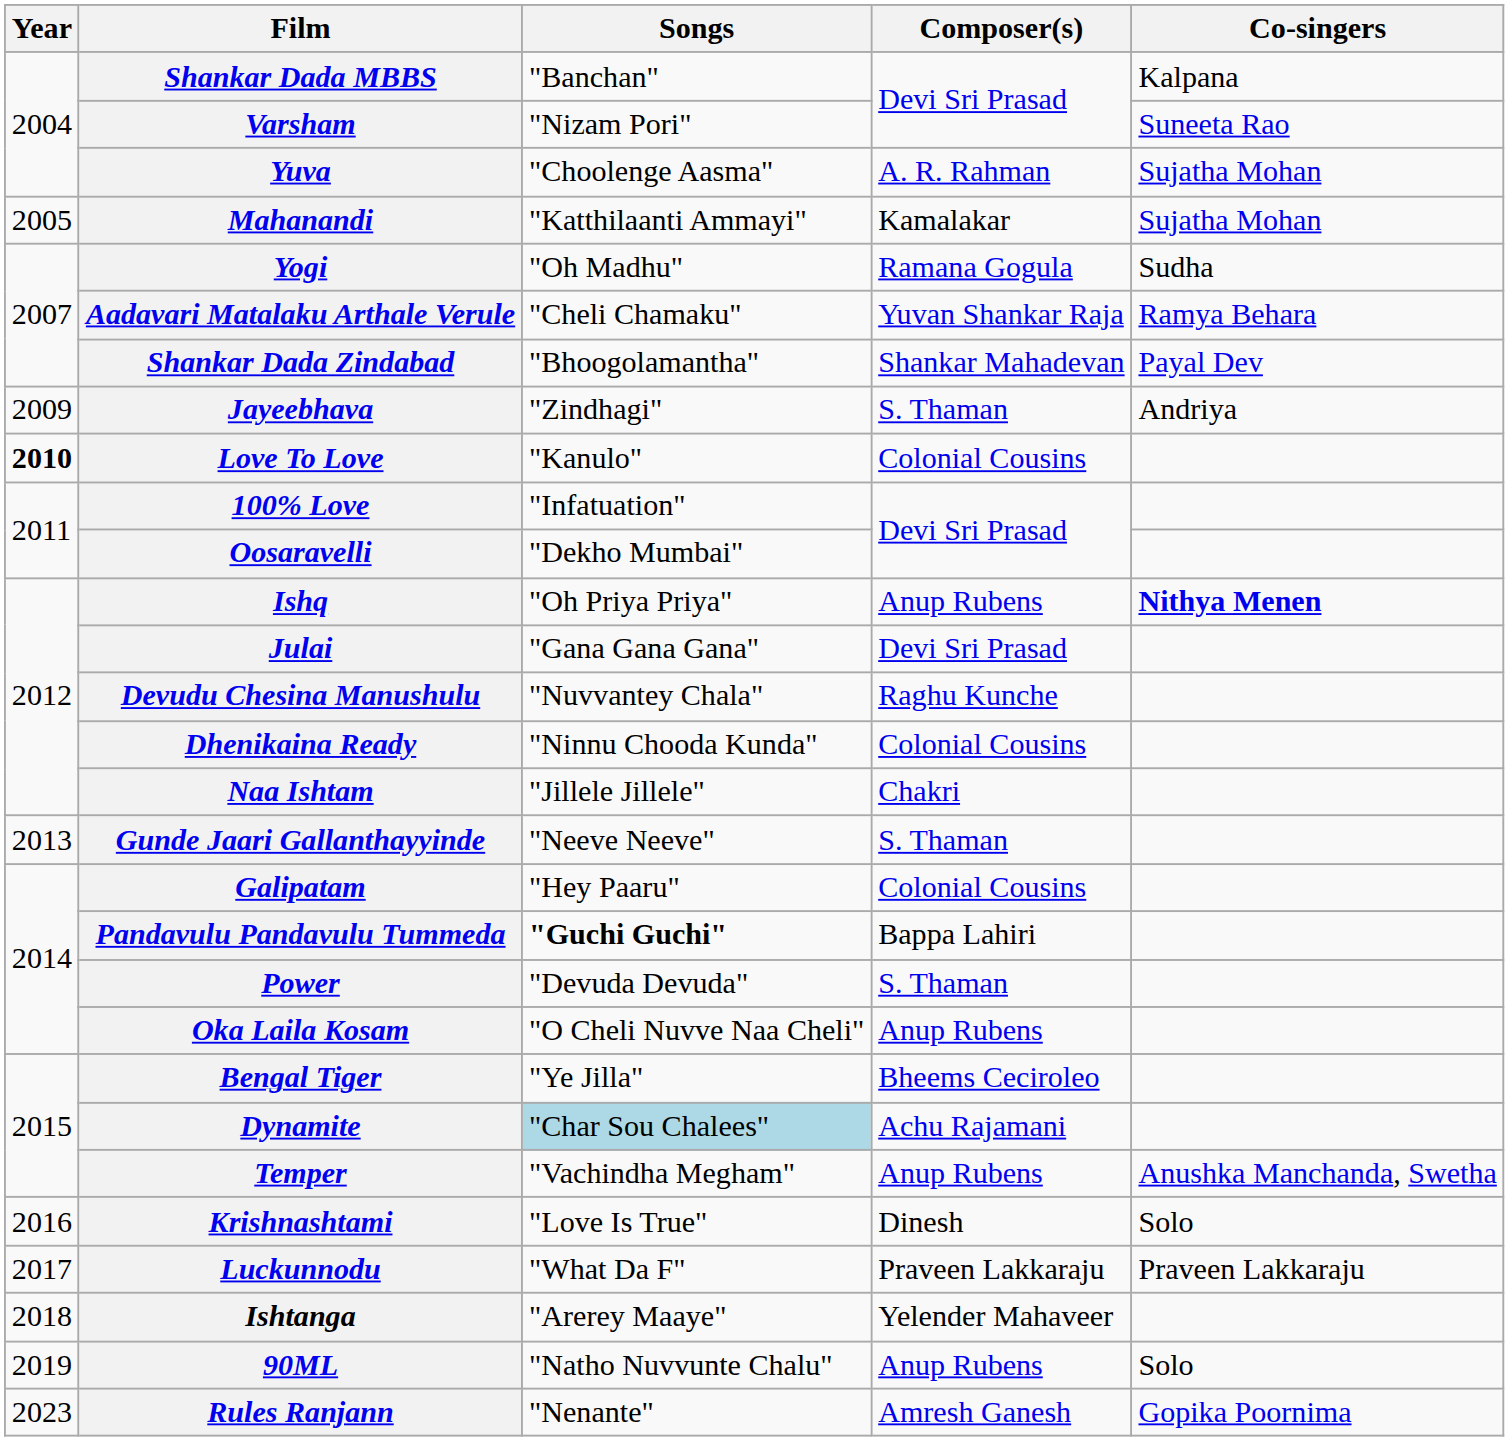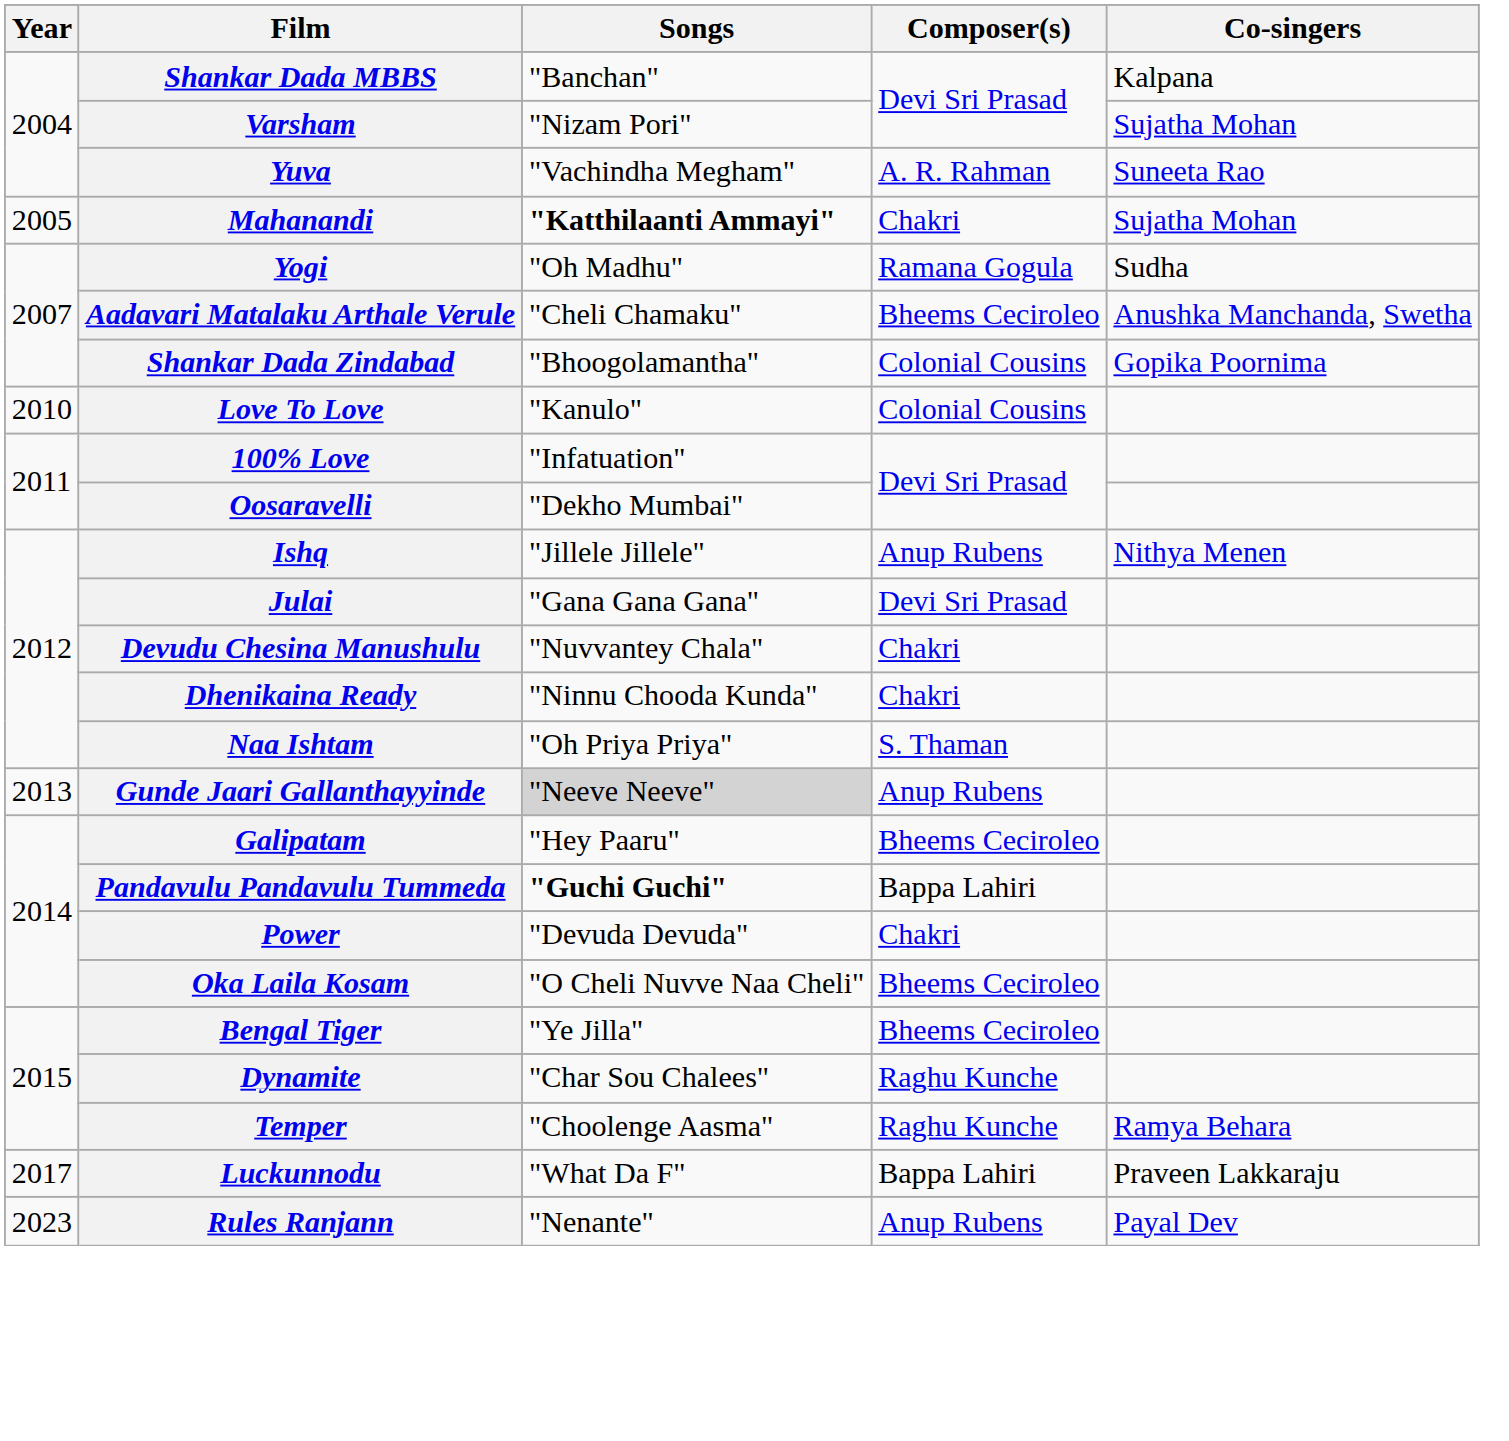(1214, 123) Suneeta Rao -> (1205, 123) Sujatha Mohan
(651, 171) "Choolenge Aasma" -> (662, 171) "Vachindha Megham"
(1230, 171) Sujatha Mohan -> (1189, 171) Suneeta Rao
(668, 219) normal -> (682, 219) bold
(944, 219) Kamalakar -> (919, 219) Chakri
(1001, 314) Yuvan Shankar Raja -> (989, 314) Bheems Ceciroleo
(1227, 314) Ramya Behara -> (1293, 314) Anushka Manchanda, Swetha
(1001, 362) Shankar Mahadevan -> (982, 362) Colonial Cousins
(1201, 362) Payal Dev -> (1220, 362) Gopika Poornima
- row: (301, 409)
(42, 457) bold -> (42, 409) normal
(631, 600) "Oh Priya Priya" -> (617, 553) "Jillele Jillele"
(1230, 600) bold -> (1200, 553) normal
(968, 696) Raghu Kunche -> (919, 648) Chakri
(982, 743) Colonial Cousins -> (919, 696) Chakri
(617, 791) "Jillele Jillele" -> (631, 743) "Oh Priya Priya"
(919, 791) Chakri -> (943, 743) S. Thaman
(622, 839) no background -> (622, 791) lightgrey background
(943, 839) S. Thaman -> (961, 791) Anup Rubens
(982, 887) Colonial Cousins -> (989, 839) Bheems Ceciroleo
(943, 982) S. Thaman -> (919, 934) Chakri
(961, 1030) Anup Rubens -> (989, 982) Bheems Ceciroleo
(649, 1125) lightblue background -> (649, 1077) no background
(972, 1125) Achu Rajamani -> (968, 1077) Raghu Kunche
(662, 1173) "Vachindha Megham" -> (651, 1125) "Choolenge Aasma"
(961, 1173) Anup Rubens -> (968, 1125) Raghu Kunche
(1318, 1173) Anushka Manchanda, Swetha -> (1202, 1125) Ramya Behara
- row: (301, 1220)
(991, 1268) Praveen Lakkaraju -> (957, 1173) Bappa Lahiri
- row: (301, 1316)
- row: (301, 1364)
(975, 1411) Amresh Ganesh -> (961, 1220) Anup Rubens
(1245, 1411) Gopika Poornima -> (1176, 1220) Payal Dev
